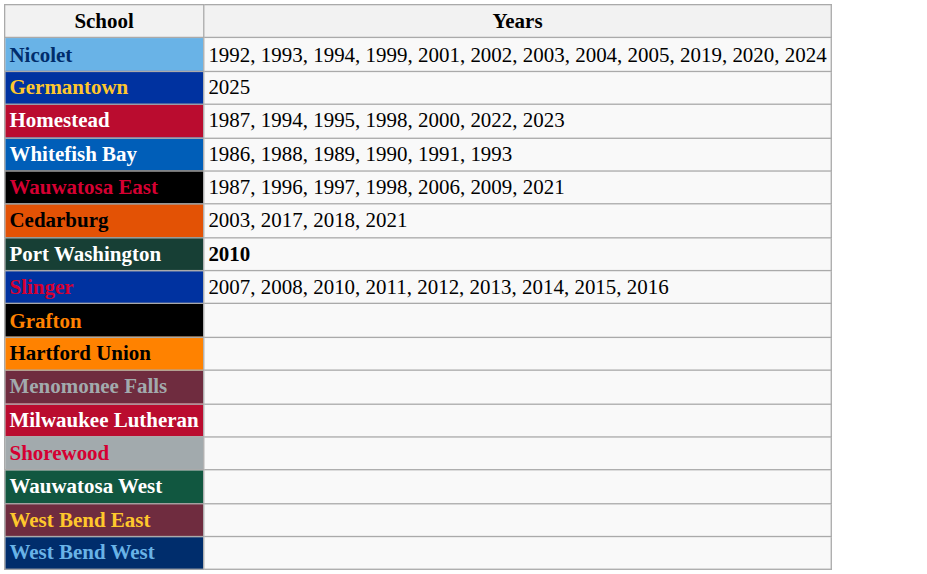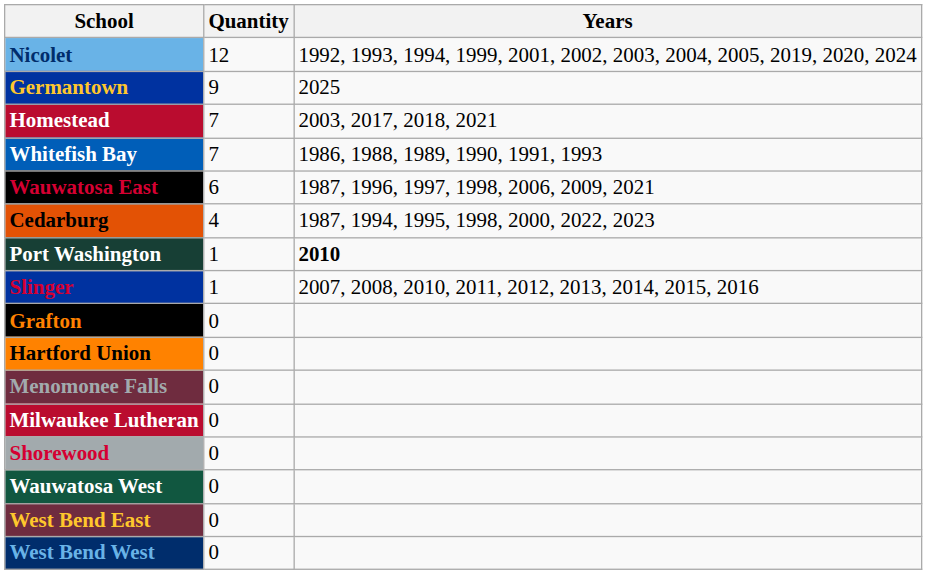+ column: (249, 21)
(387, 120) 1987, 1994, 1995, 1998, 2000, 2022, 2023 -> (398, 120) 2003, 2017, 2018, 2021
(308, 220) 2003, 2017, 2018, 2021 -> (477, 220) 1987, 1994, 1995, 1998, 2000, 2022, 2023
